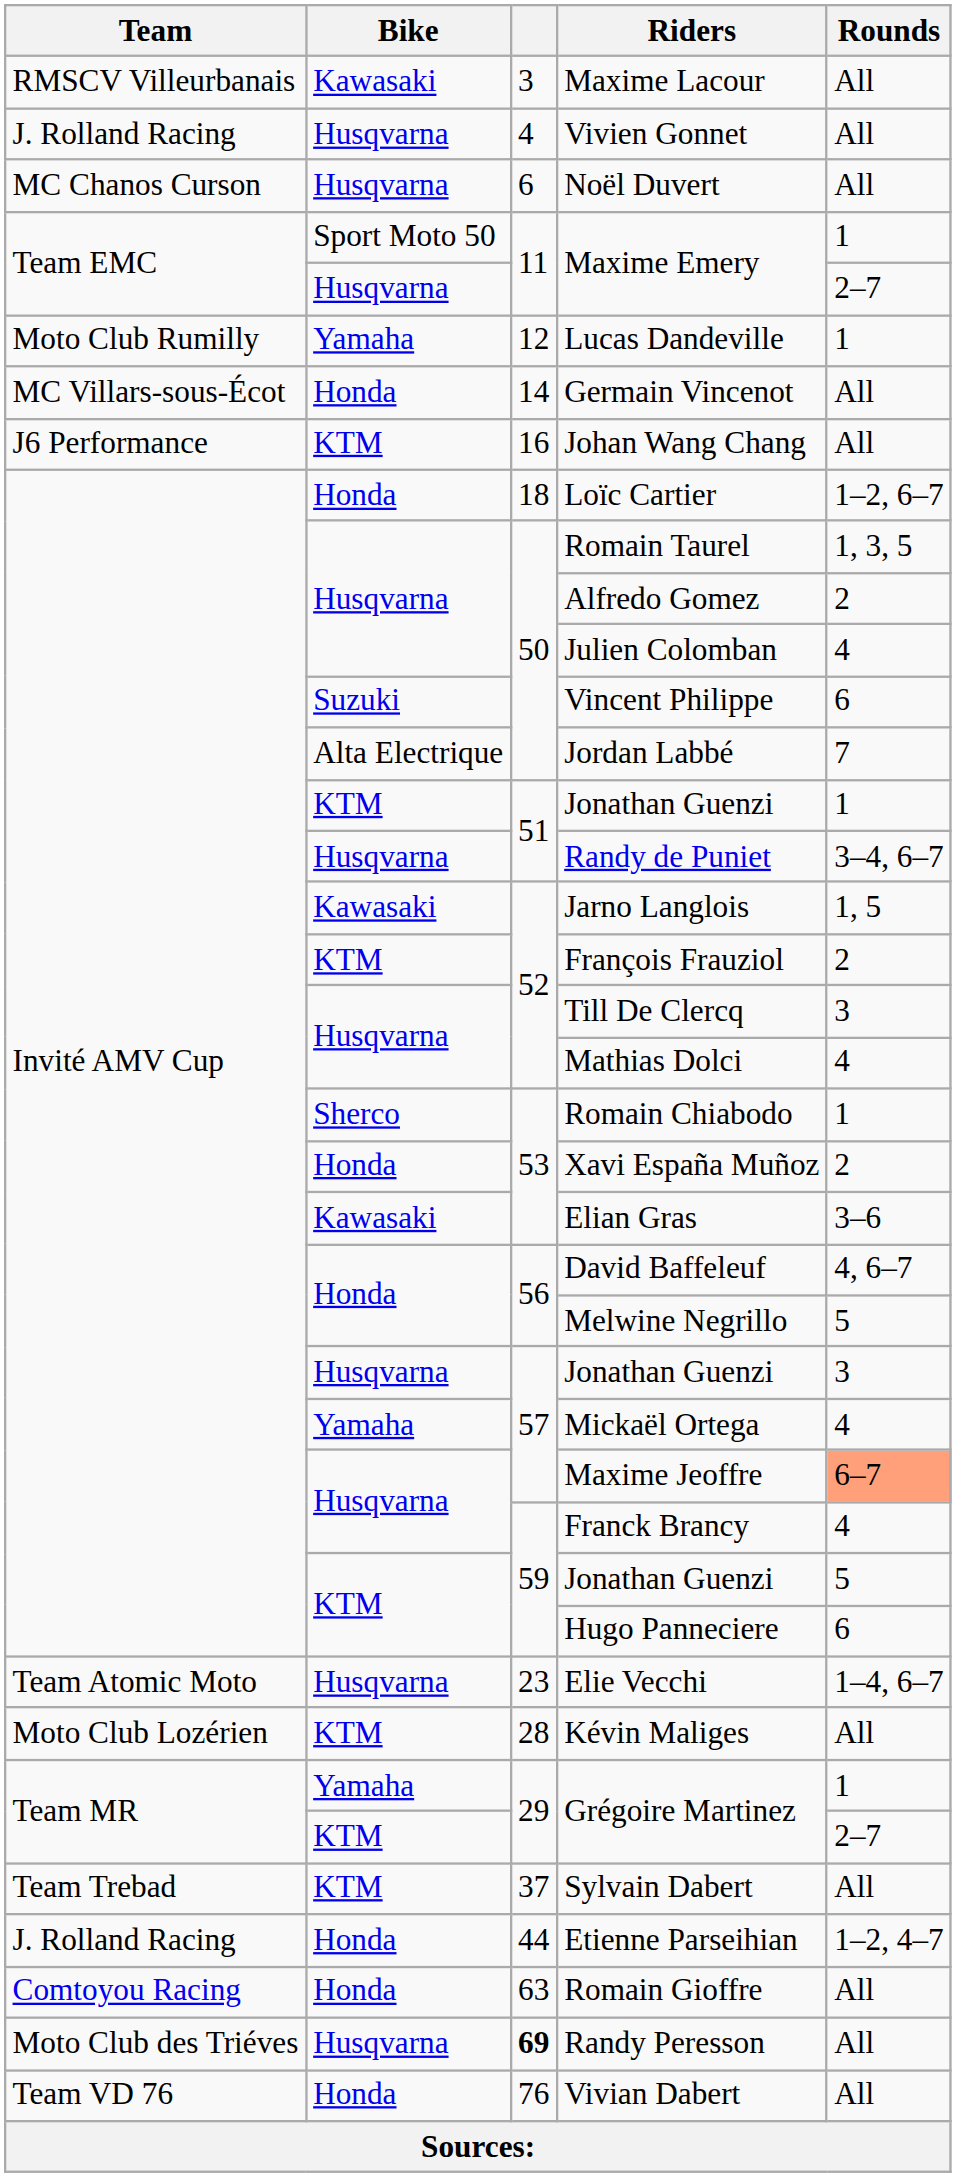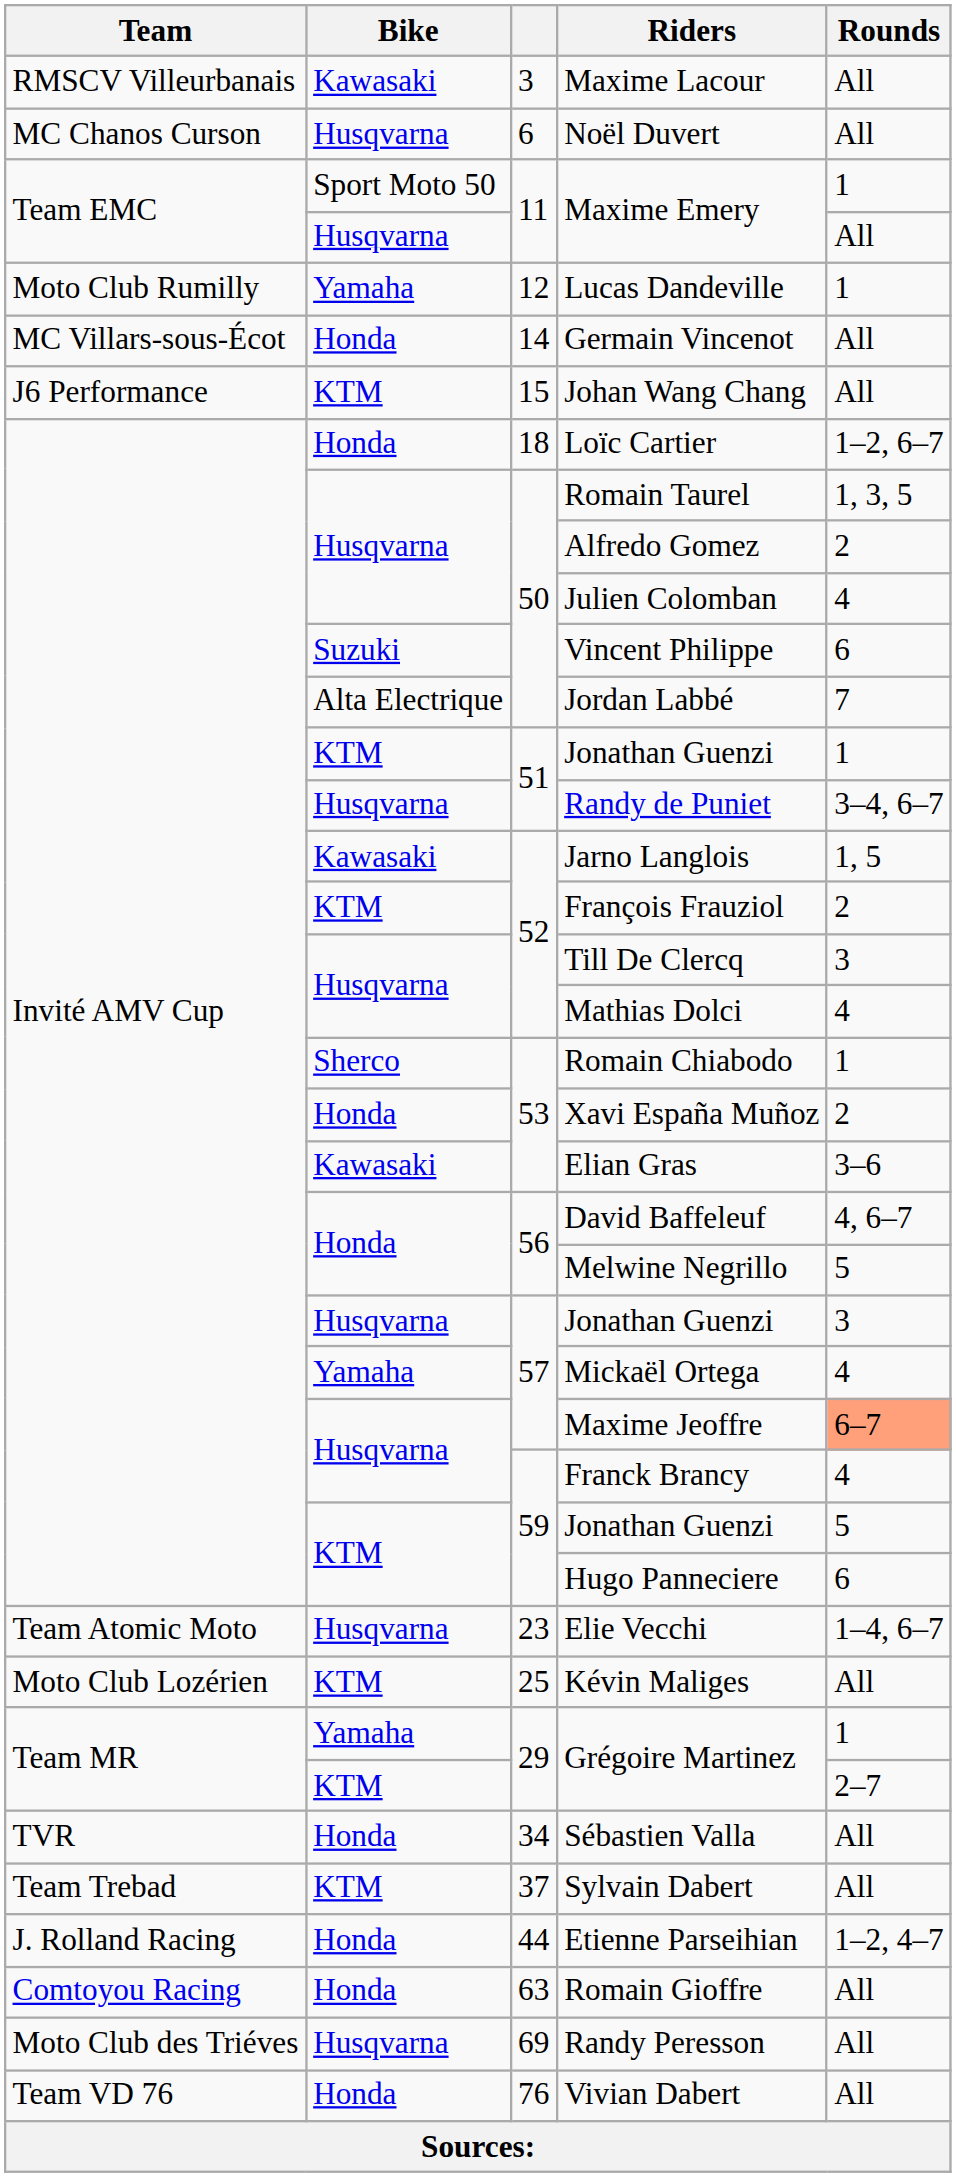- row: (381, 133)
(858, 287) 2–7 -> (854, 236) All
(534, 442) 16 -> (534, 391) 15
(534, 1732) 28 -> (534, 1681) 25
+ row: (355, 1836)
(534, 2042) bold -> (534, 2042) normal
